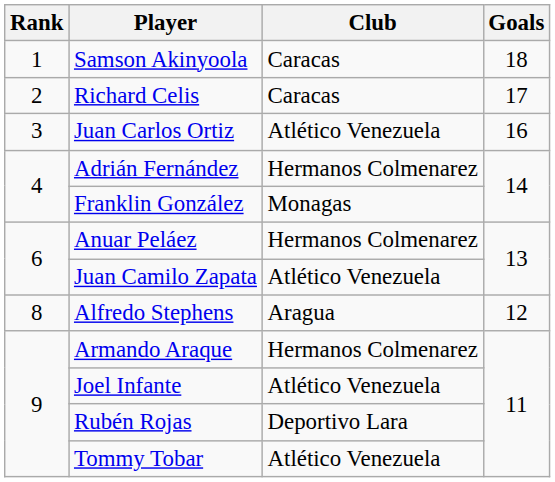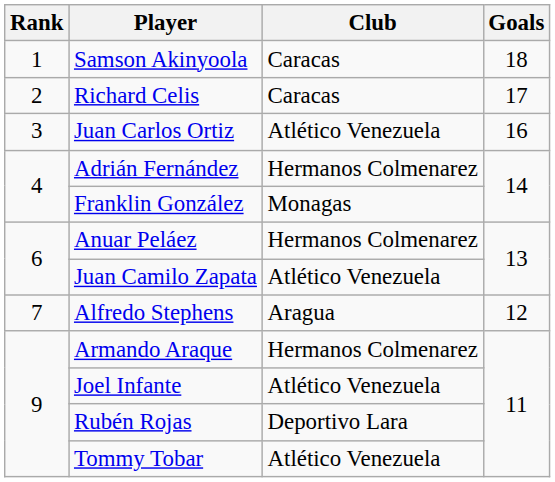(37, 312) 8 -> (37, 312) 7
